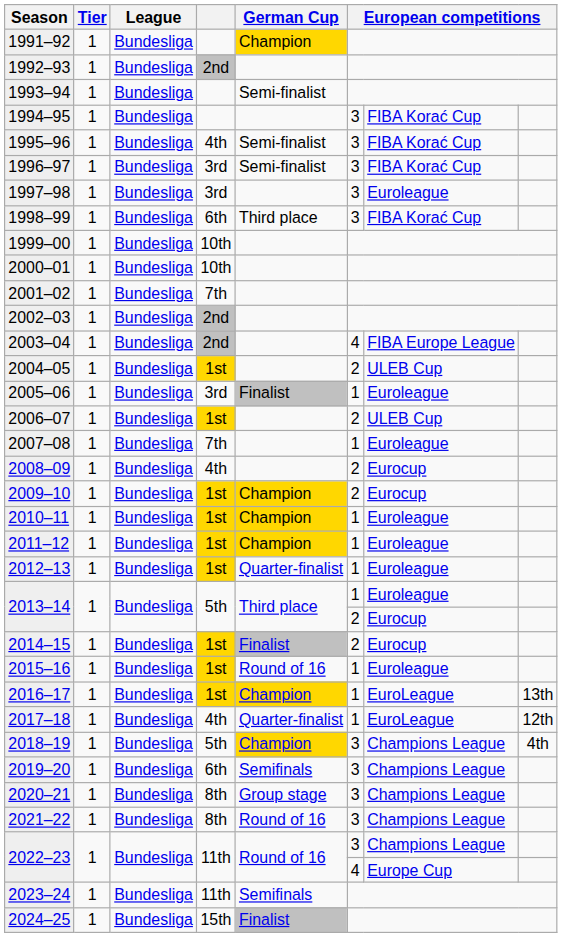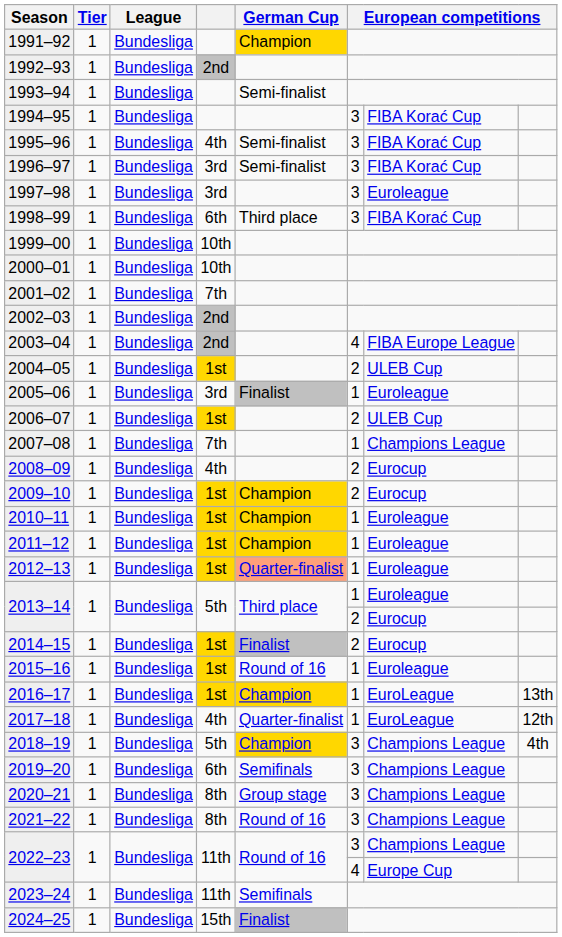(408, 443) Euroleague -> (436, 443) Champions League
(291, 569) no background -> (291, 569) lightsalmon background
